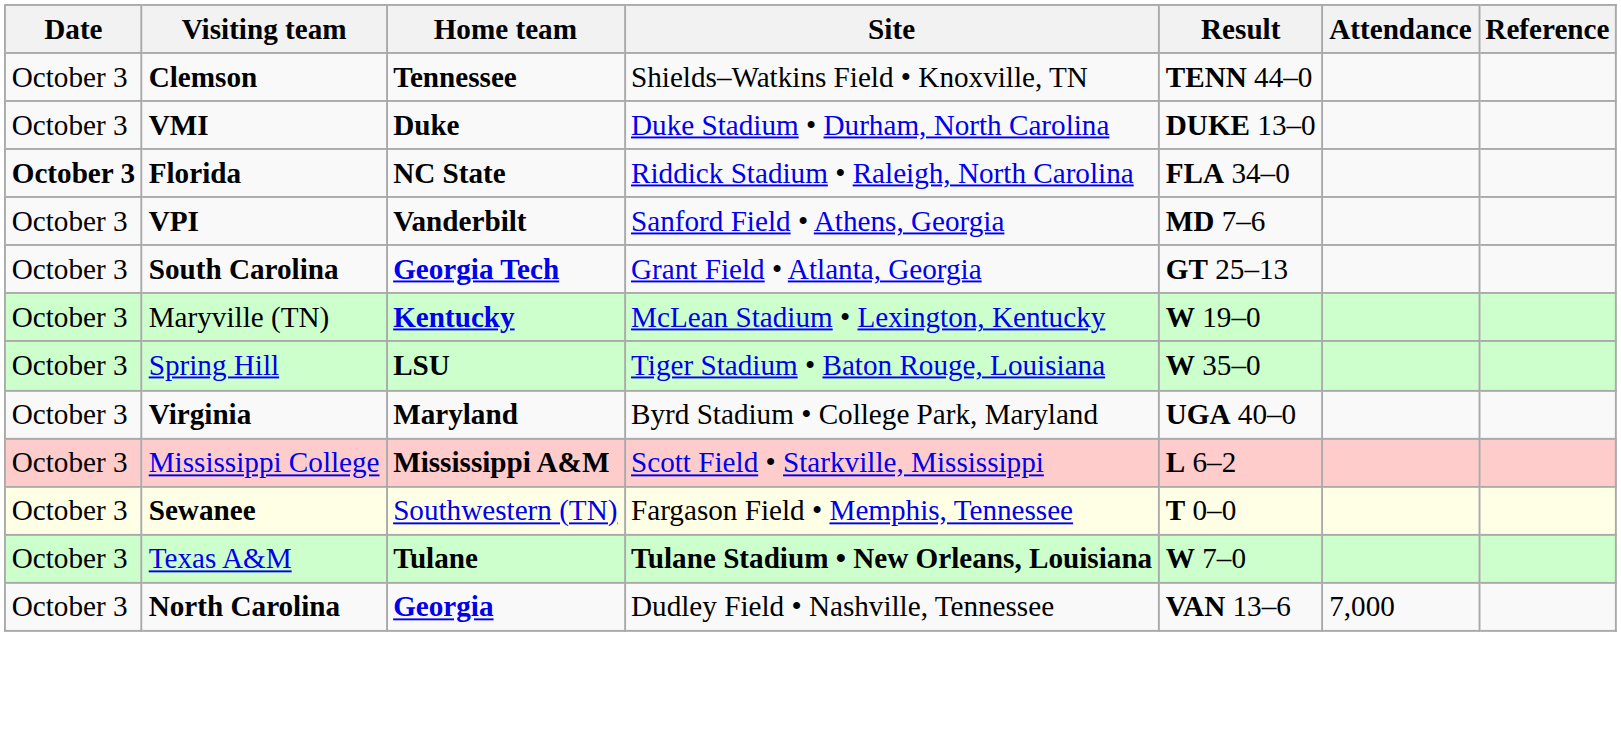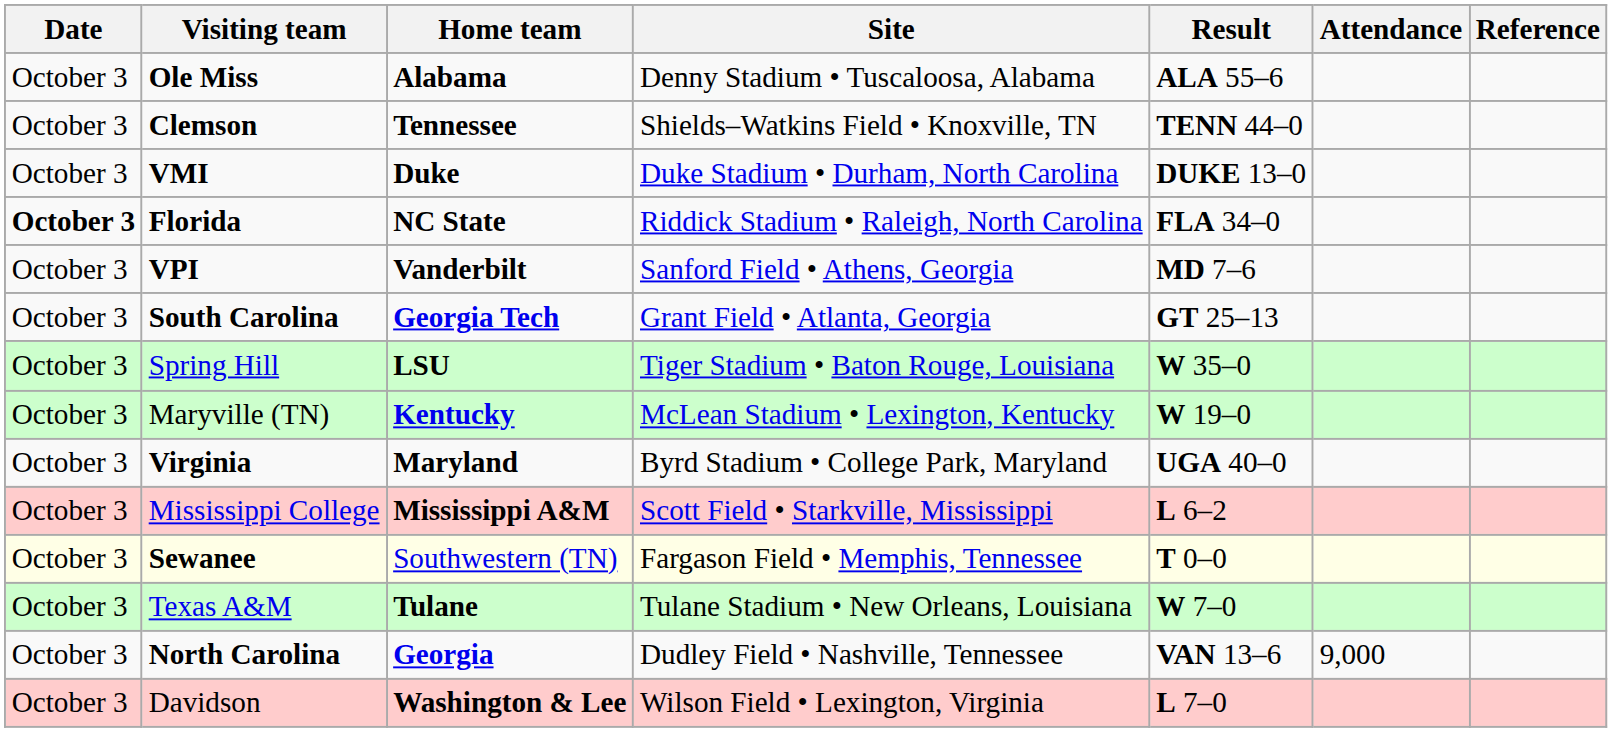+ row: (203, 76)
rows swapped: (239, 317) <-> (214, 365)
(892, 558) bold -> (886, 606) normal
(1362, 606) 7,000 -> (1352, 654) 9,000
+ row: (205, 702)
